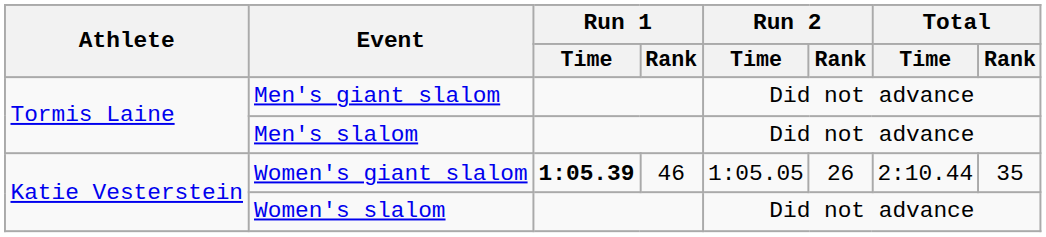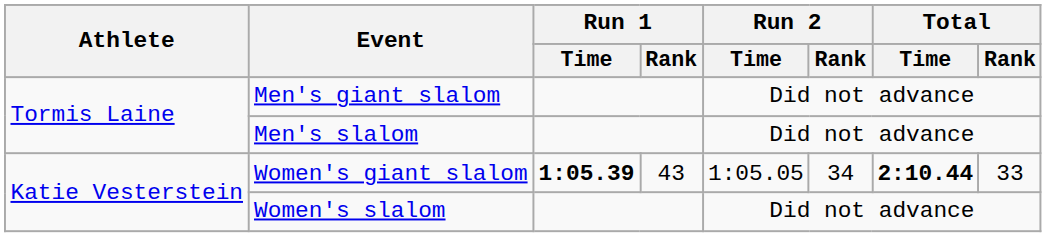(671, 173) 46 -> (671, 173) 43
(841, 173) 26 -> (841, 173) 34
(925, 173) normal -> (925, 173) bold
(1010, 173) 35 -> (1010, 173) 33
